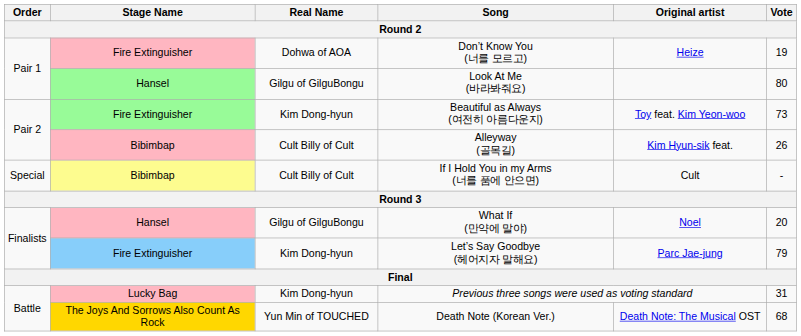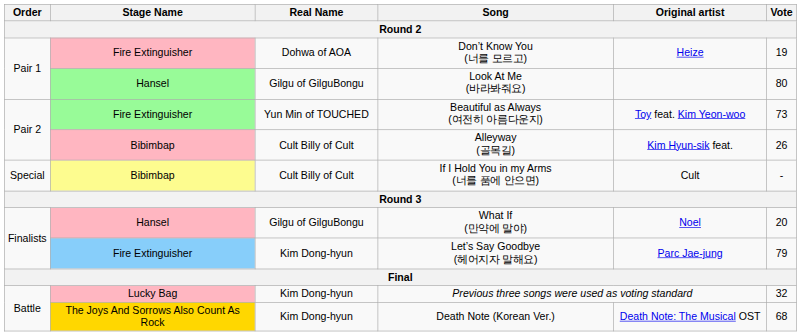(316, 114) Kim Dong-hyun -> (316, 114) Yun Min of TOUCHED
(782, 294) 31 -> (782, 294) 32
(316, 316) Yun Min of TOUCHED -> (316, 316) Kim Dong-hyun
